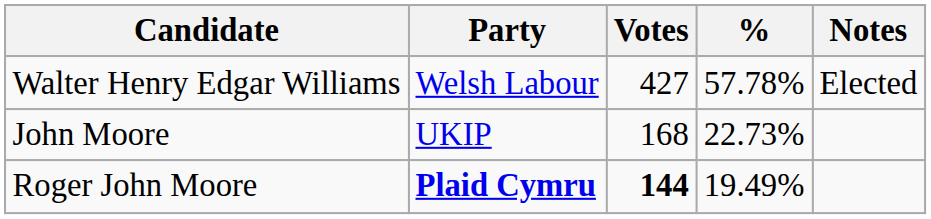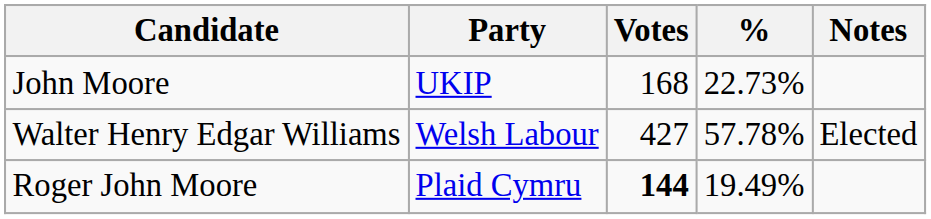rows swapped: (207, 82) <-> (91, 133)
(506, 185) bold -> (498, 185) normal
